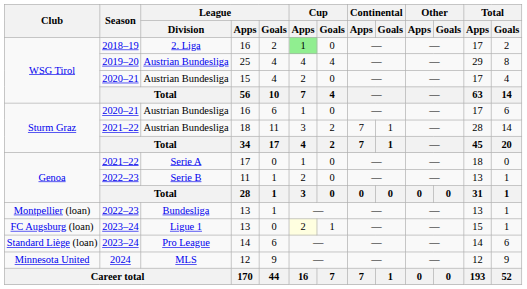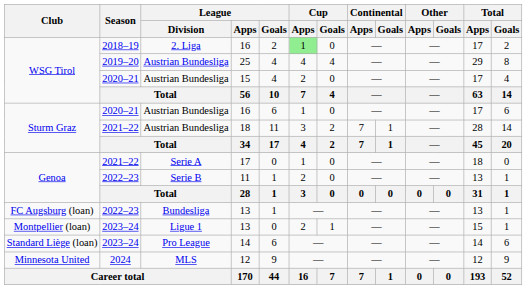(52, 210) Montpellier (loan) -> (52, 210) FC Augsburg (loan)
(52, 227) FC Augsburg (loan) -> (52, 227) Montpellier (loan)
(303, 227) lightyellow background -> (303, 227) no background
